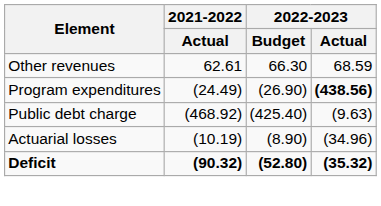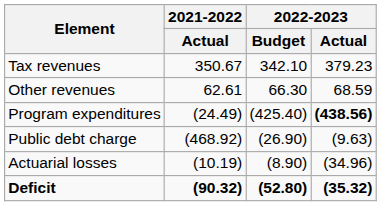+ row: (54, 65)
(283, 90) (26.90) -> (278, 114) (425.40)
(278, 114) (425.40) -> (283, 139) (26.90)
